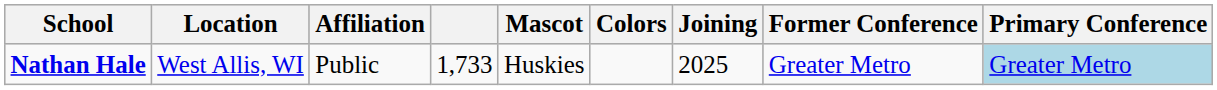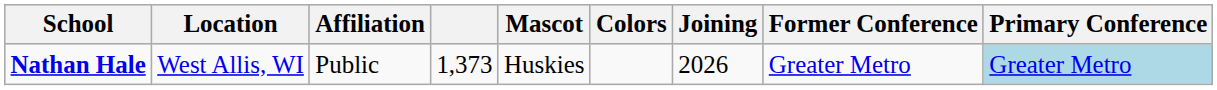(464, 63) 1,733 -> (464, 63) 1,373
(703, 63) 2025 -> (703, 63) 2026
